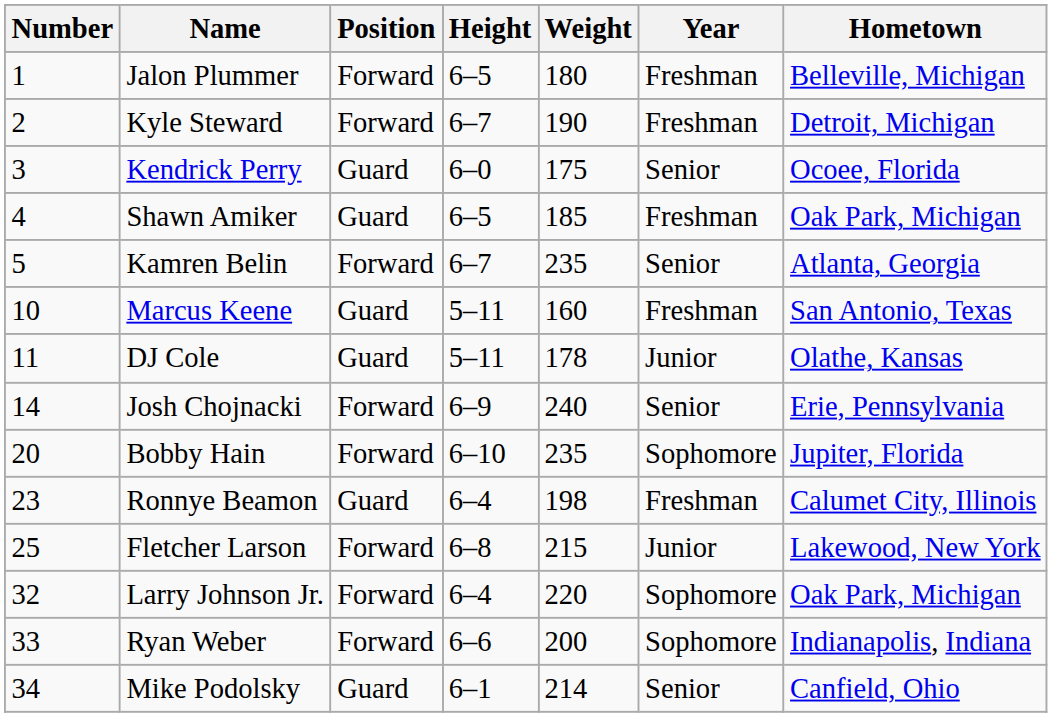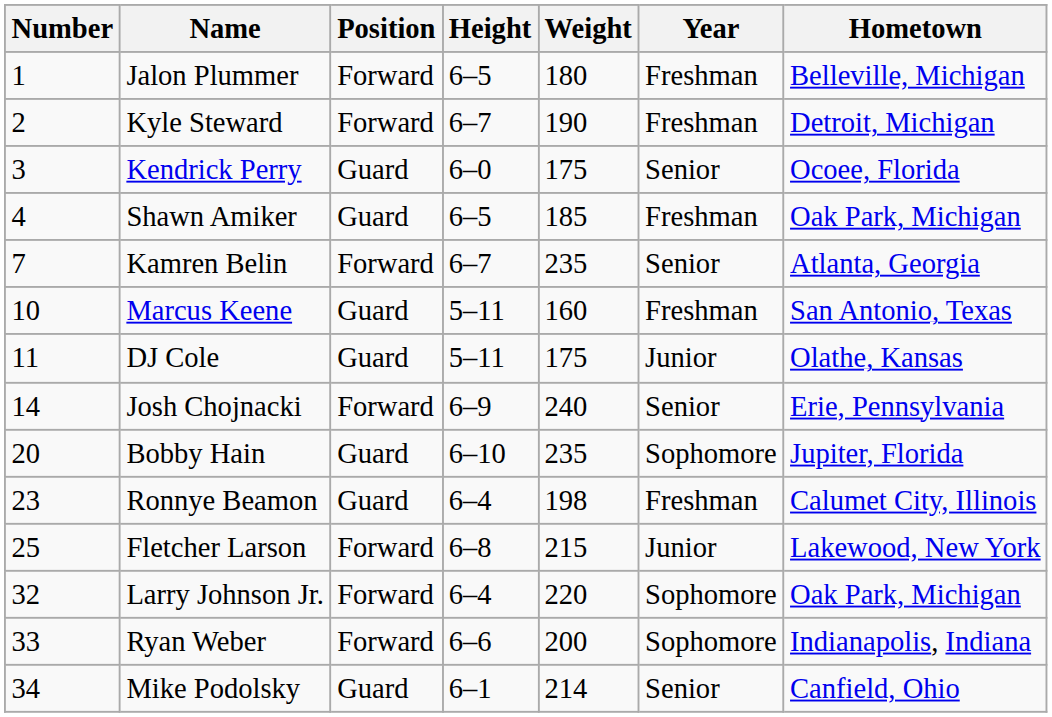(19, 263) 5 -> (19, 263) 7
(566, 358) 178 -> (566, 358) 175
(386, 452) Forward -> (373, 452) Guard
